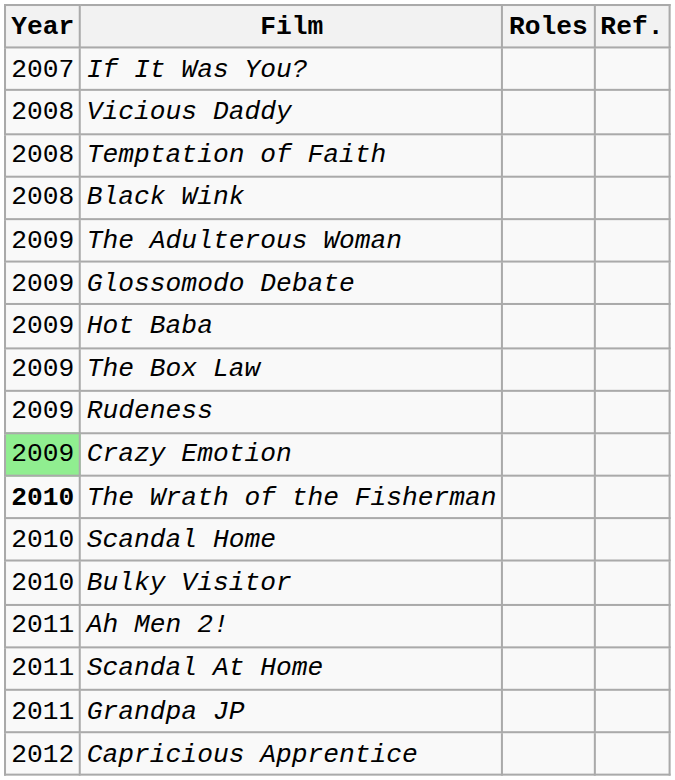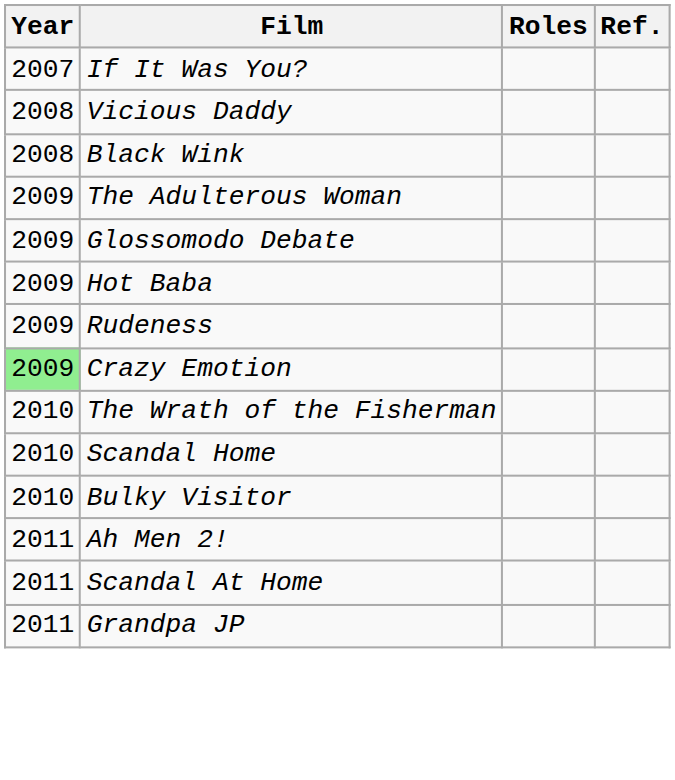- row: (237, 155)
- row: (174, 369)
(43, 497) bold -> (43, 412) normal
- row: (252, 754)
